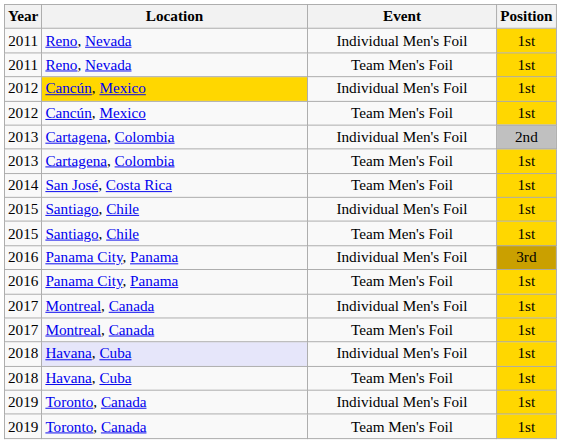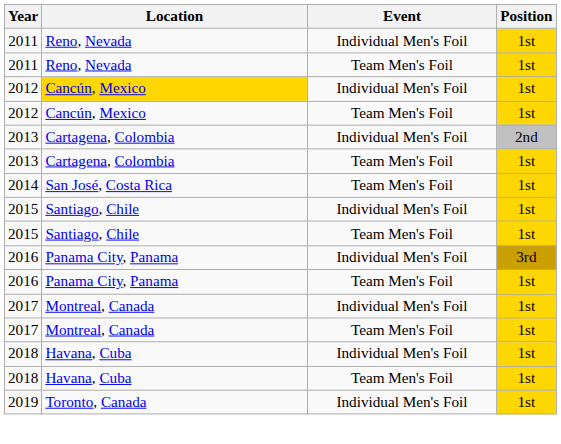(88, 354) lavender background -> (88, 354) no background
- row: (23, 426)
